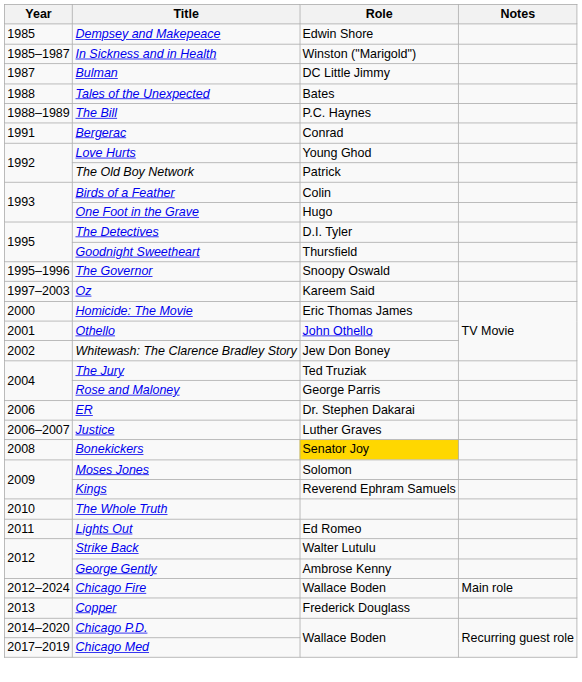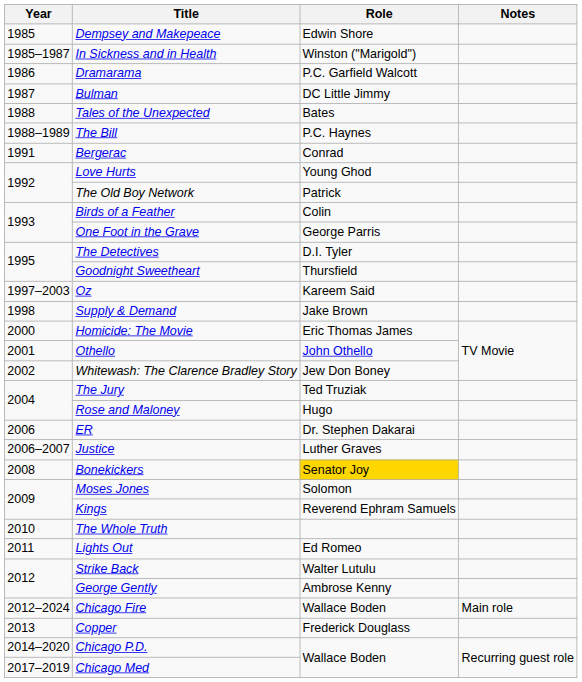+ row: (108, 73)
(317, 212) Hugo -> (341, 232) George Parris
- row: (114, 271)
+ row: (126, 311)
(341, 390) George Parris -> (317, 410) Hugo
